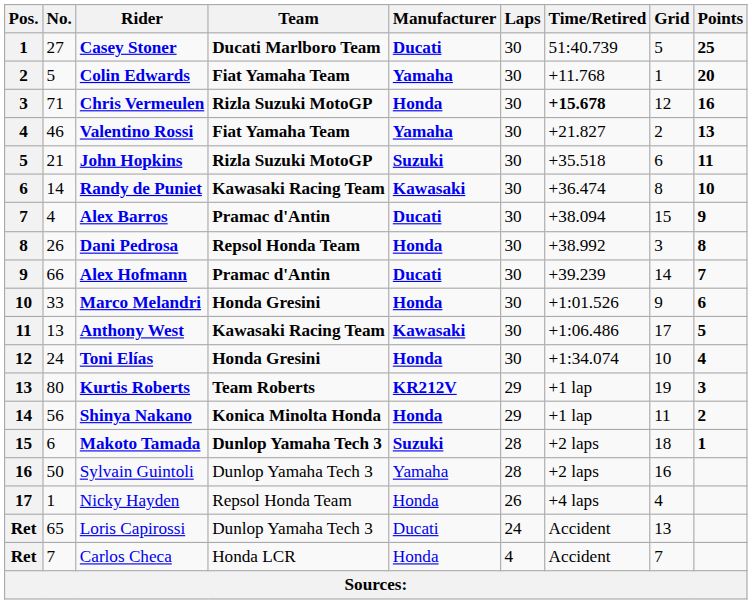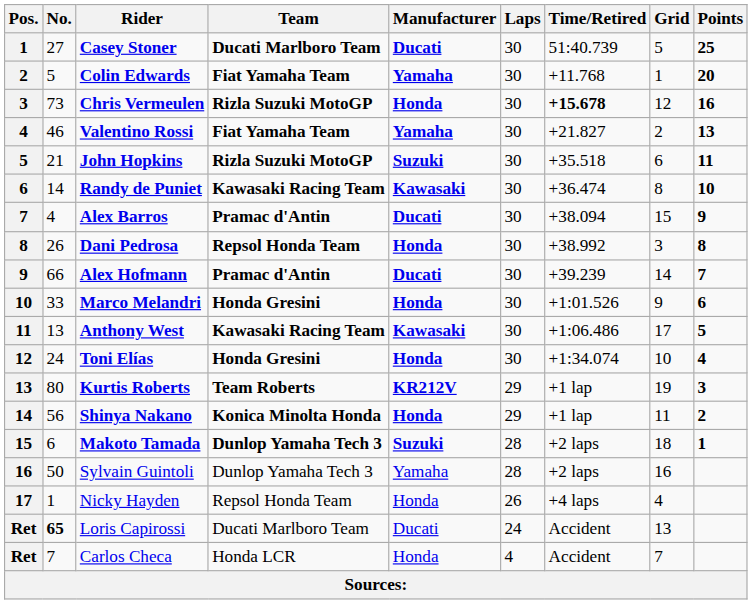(55, 103) 71 -> (55, 103) 73
(55, 528) normal -> (55, 528) bold
(292, 528) Dunlop Yamaha Tech 3 -> (291, 528) Ducati Marlboro Team
